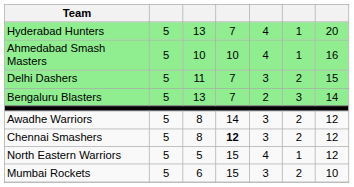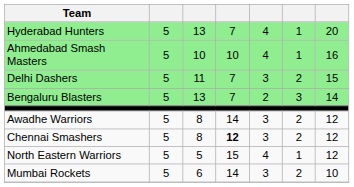(232, 173) 15 -> (232, 173) 14
